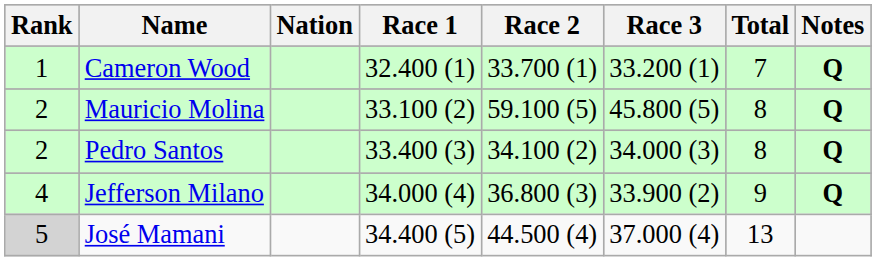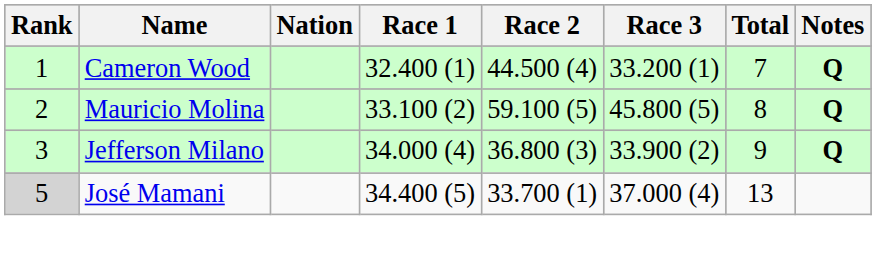(542, 67) 33.700 (1) -> (542, 67) 44.500 (4)
- row: (154, 151)
(42, 192) 4 -> (42, 151) 3
(542, 234) 44.500 (4) -> (542, 192) 33.700 (1)
